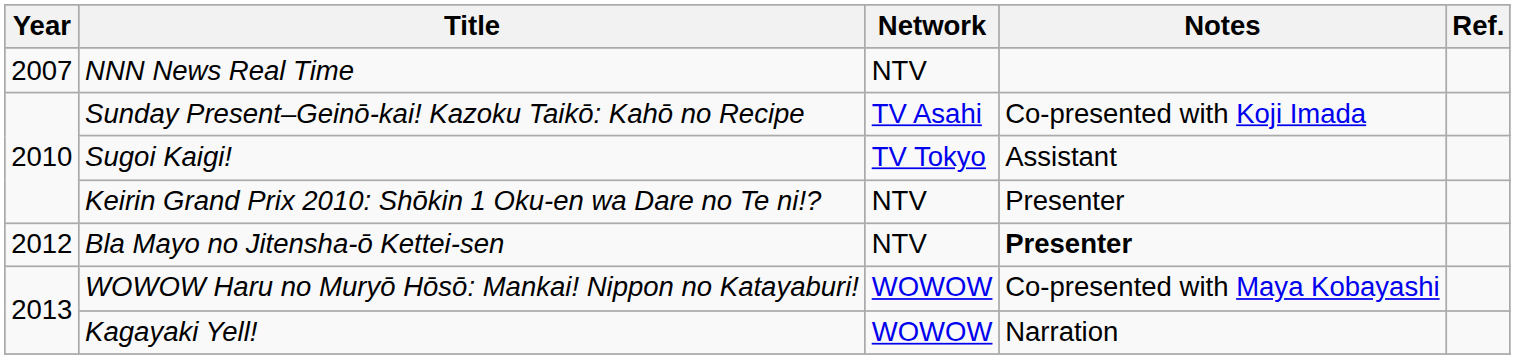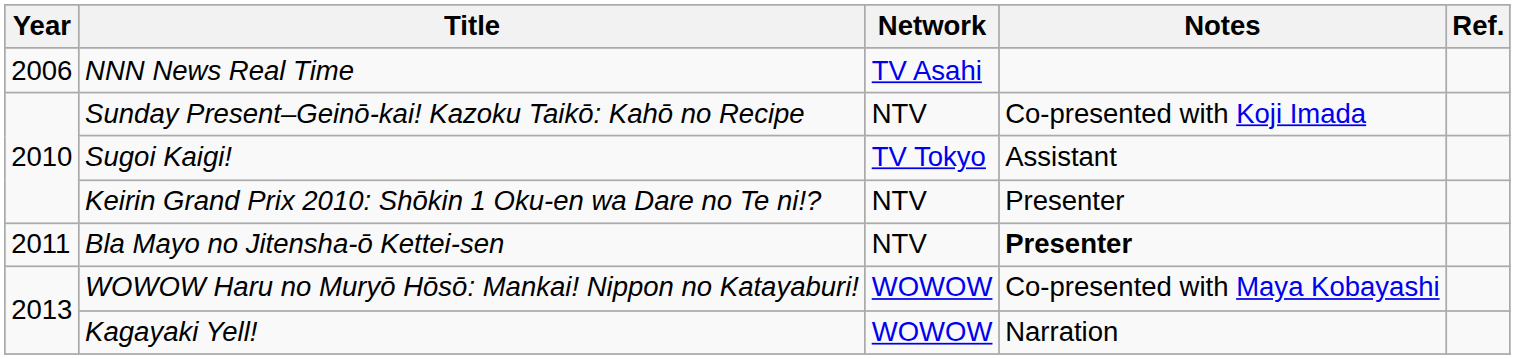(42, 69) 2007 -> (42, 69) 2006
(899, 69) NTV -> (927, 69) TV Asahi
(927, 113) TV Asahi -> (899, 113) NTV
(42, 244) 2012 -> (41, 244) 2011
